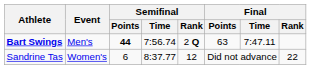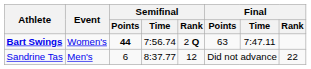(80, 42) Men's -> (87, 42) Women's
(87, 57) Women's -> (80, 57) Men's
